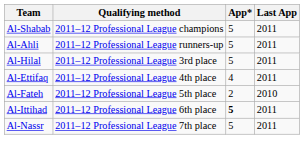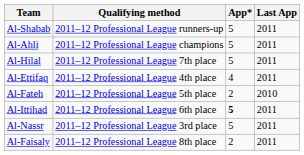(139, 28) 2011–12 Professional League champions -> (139, 28) 2011–12 Professional League runners-up
(139, 45) 2011–12 Professional League runners-up -> (139, 45) 2011–12 Professional League champions
(136, 61) 2011–12 Professional League 3rd place -> (136, 61) 2011–12 Professional League 7th place
(136, 126) 2011–12 Professional League 7th place -> (136, 126) 2011–12 Professional League 3rd place
+ row: (28, 142)
